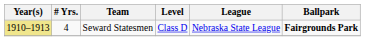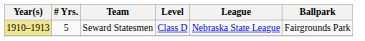(66, 28) 4 -> (66, 28) 5
(321, 28) bold -> (318, 28) normal
